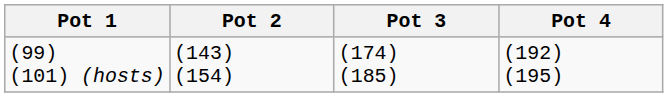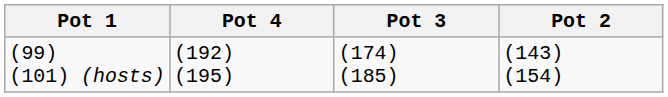columns swapped: (252, 21) <-> (581, 21)
